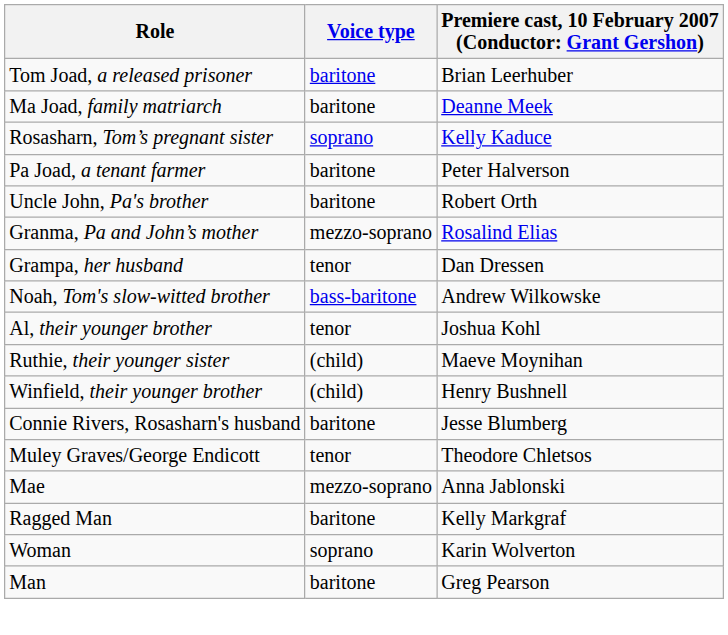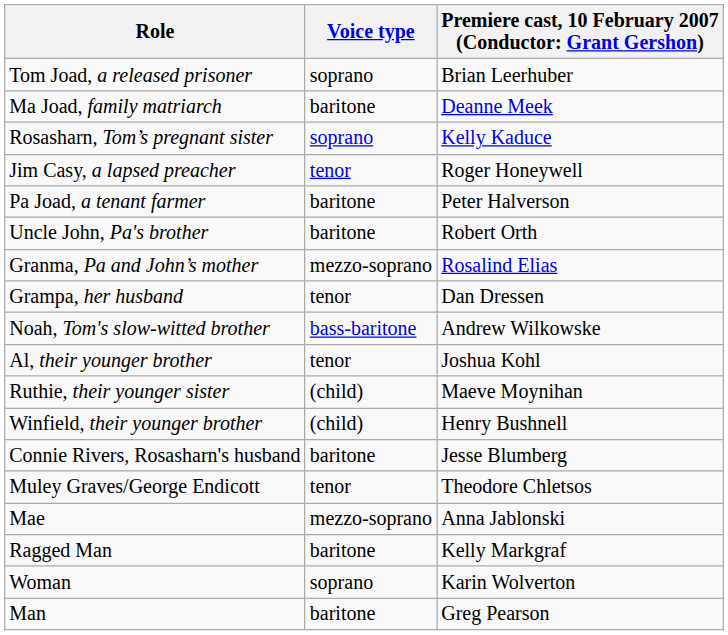(343, 74) baritone -> (341, 74) soprano
+ row: (122, 169)
